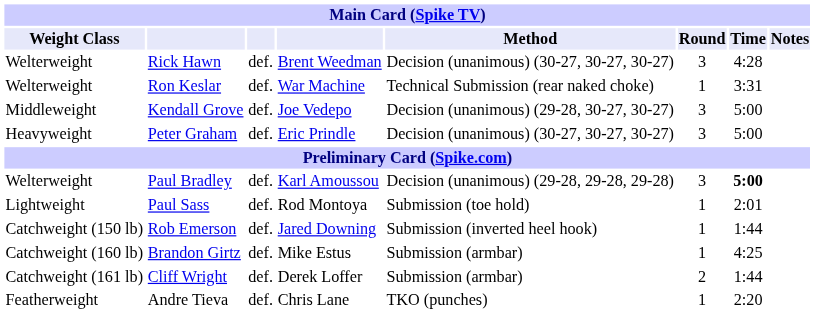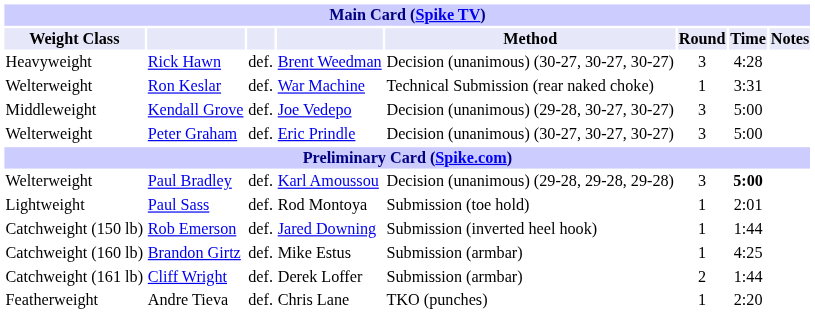(49, 62) Welterweight -> (49, 62) Heavyweight
(49, 133) Heavyweight -> (49, 133) Welterweight
